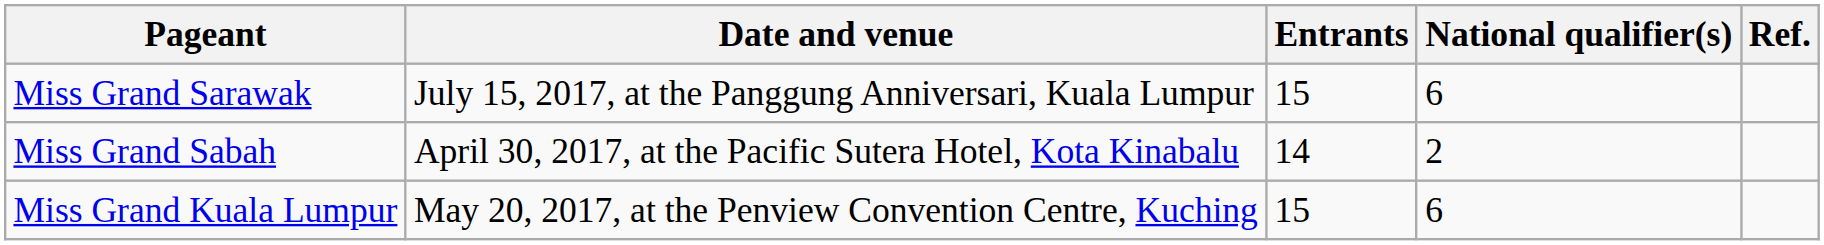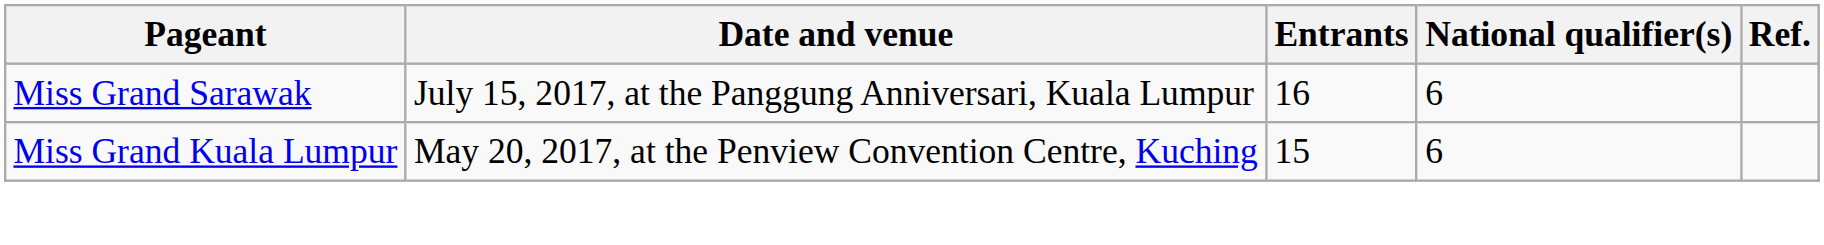(1292, 92) 15 -> (1292, 92) 16
- row: (145, 151)
